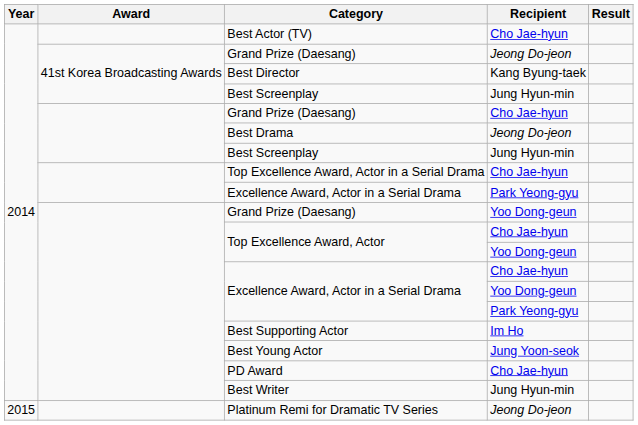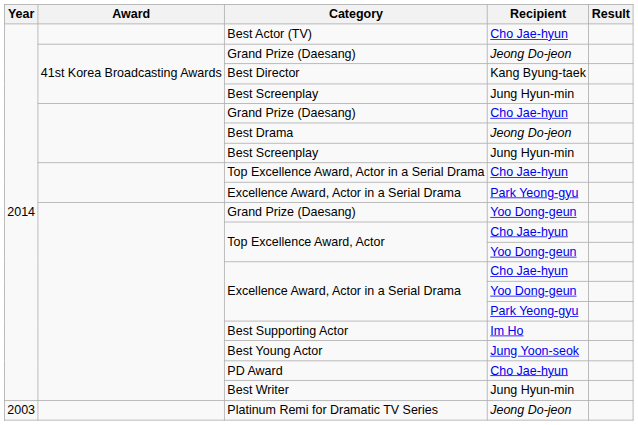(21, 410) 2015 -> (21, 410) 2003
